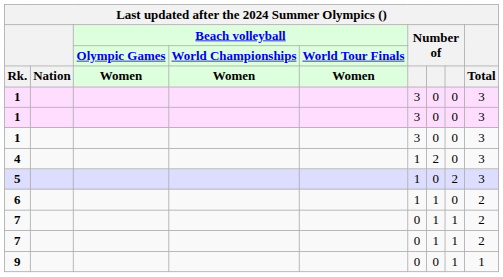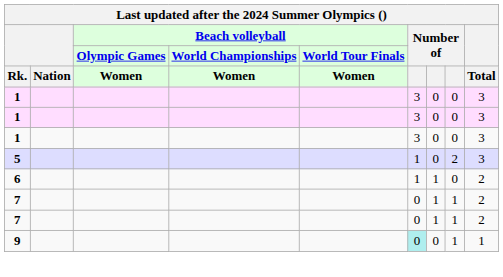- row: (17, 158)
(417, 261) no background -> (417, 240) paleturquoise background
